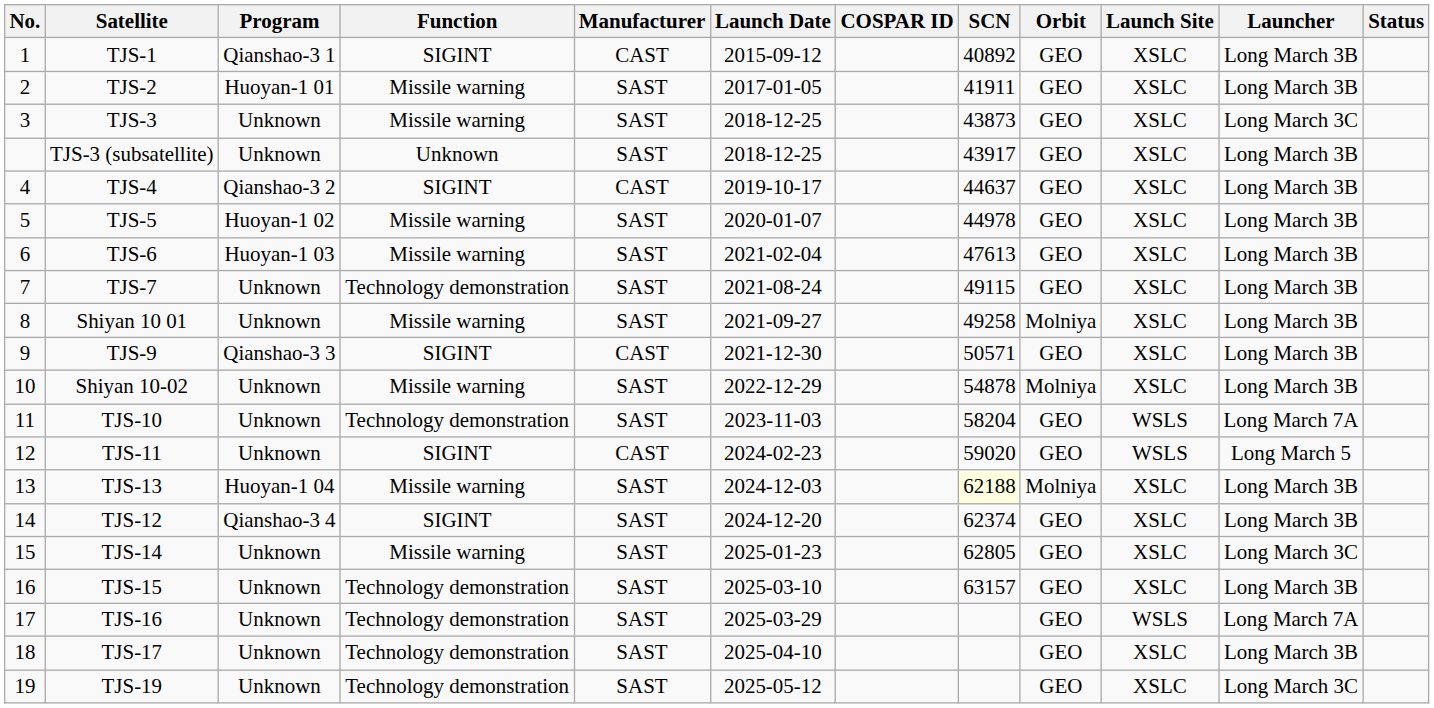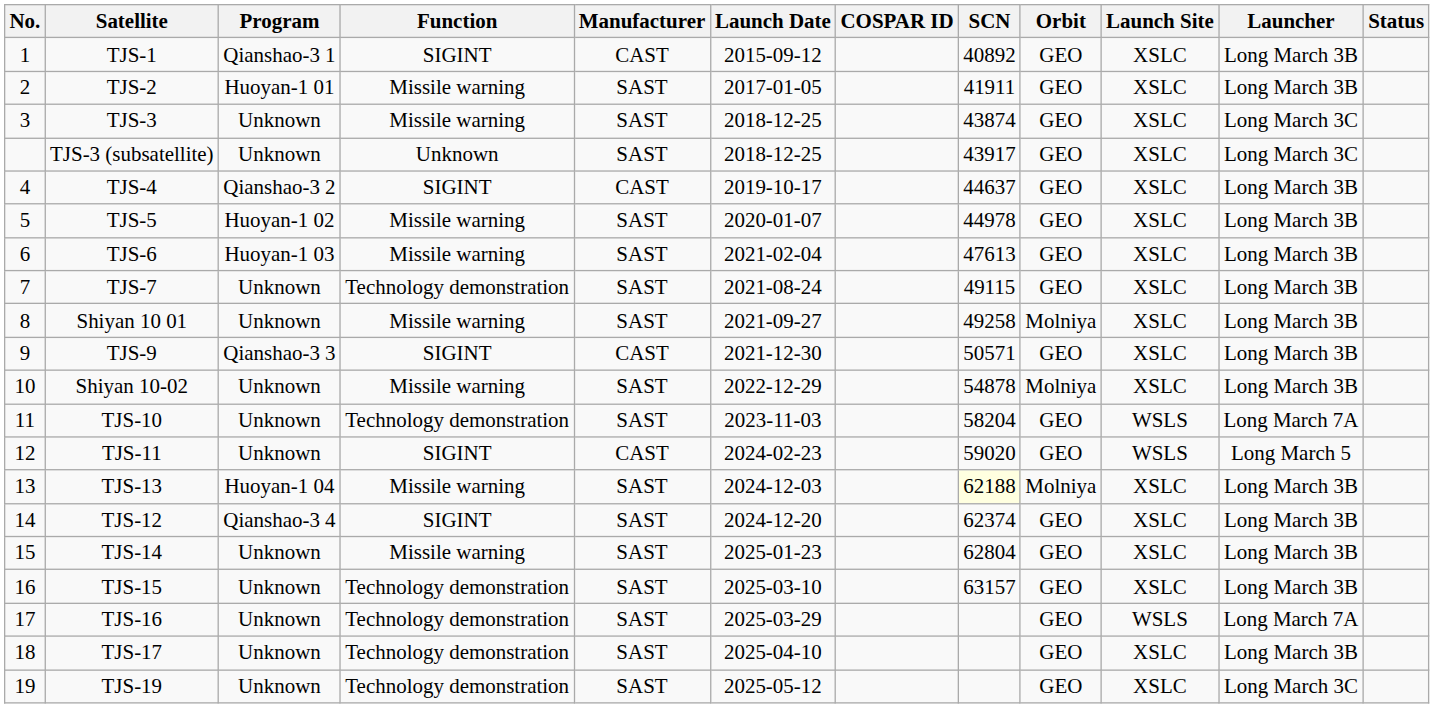(989, 120) 43873 -> (989, 120) 43874
(1291, 154) Long March 3B -> (1291, 154) Long March 3C
(989, 552) 62805 -> (989, 552) 62804
(1291, 552) Long March 3C -> (1291, 552) Long March 3B
